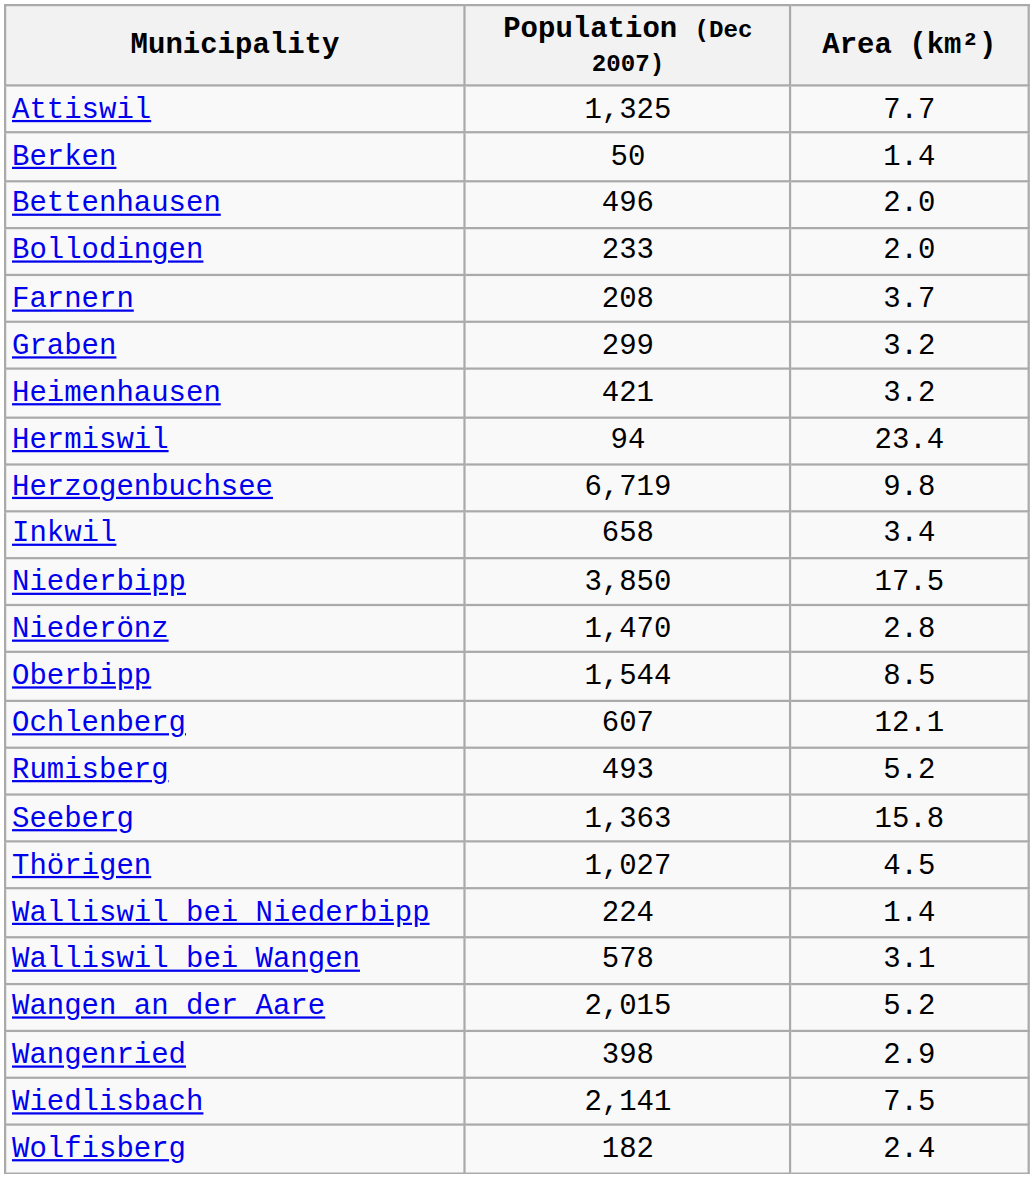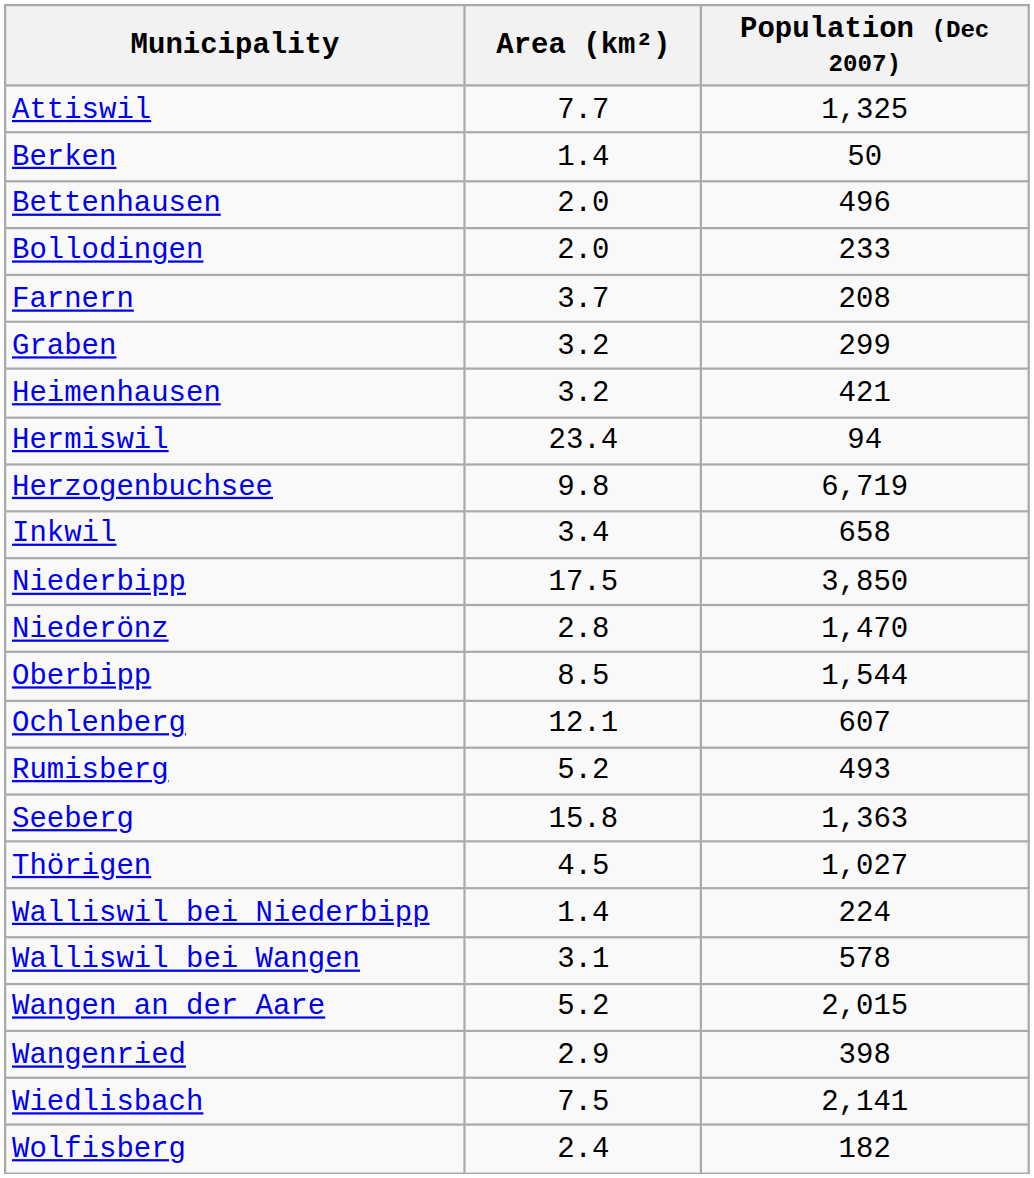columns swapped: (628, 44) <-> (909, 45)
